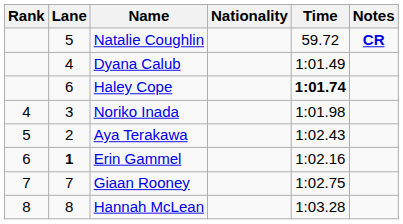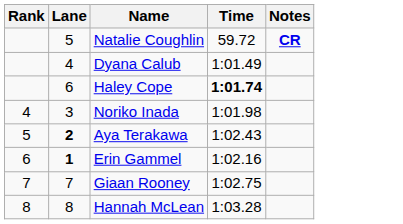- column: (249, 16)
(69, 135) normal -> (69, 135) bold
